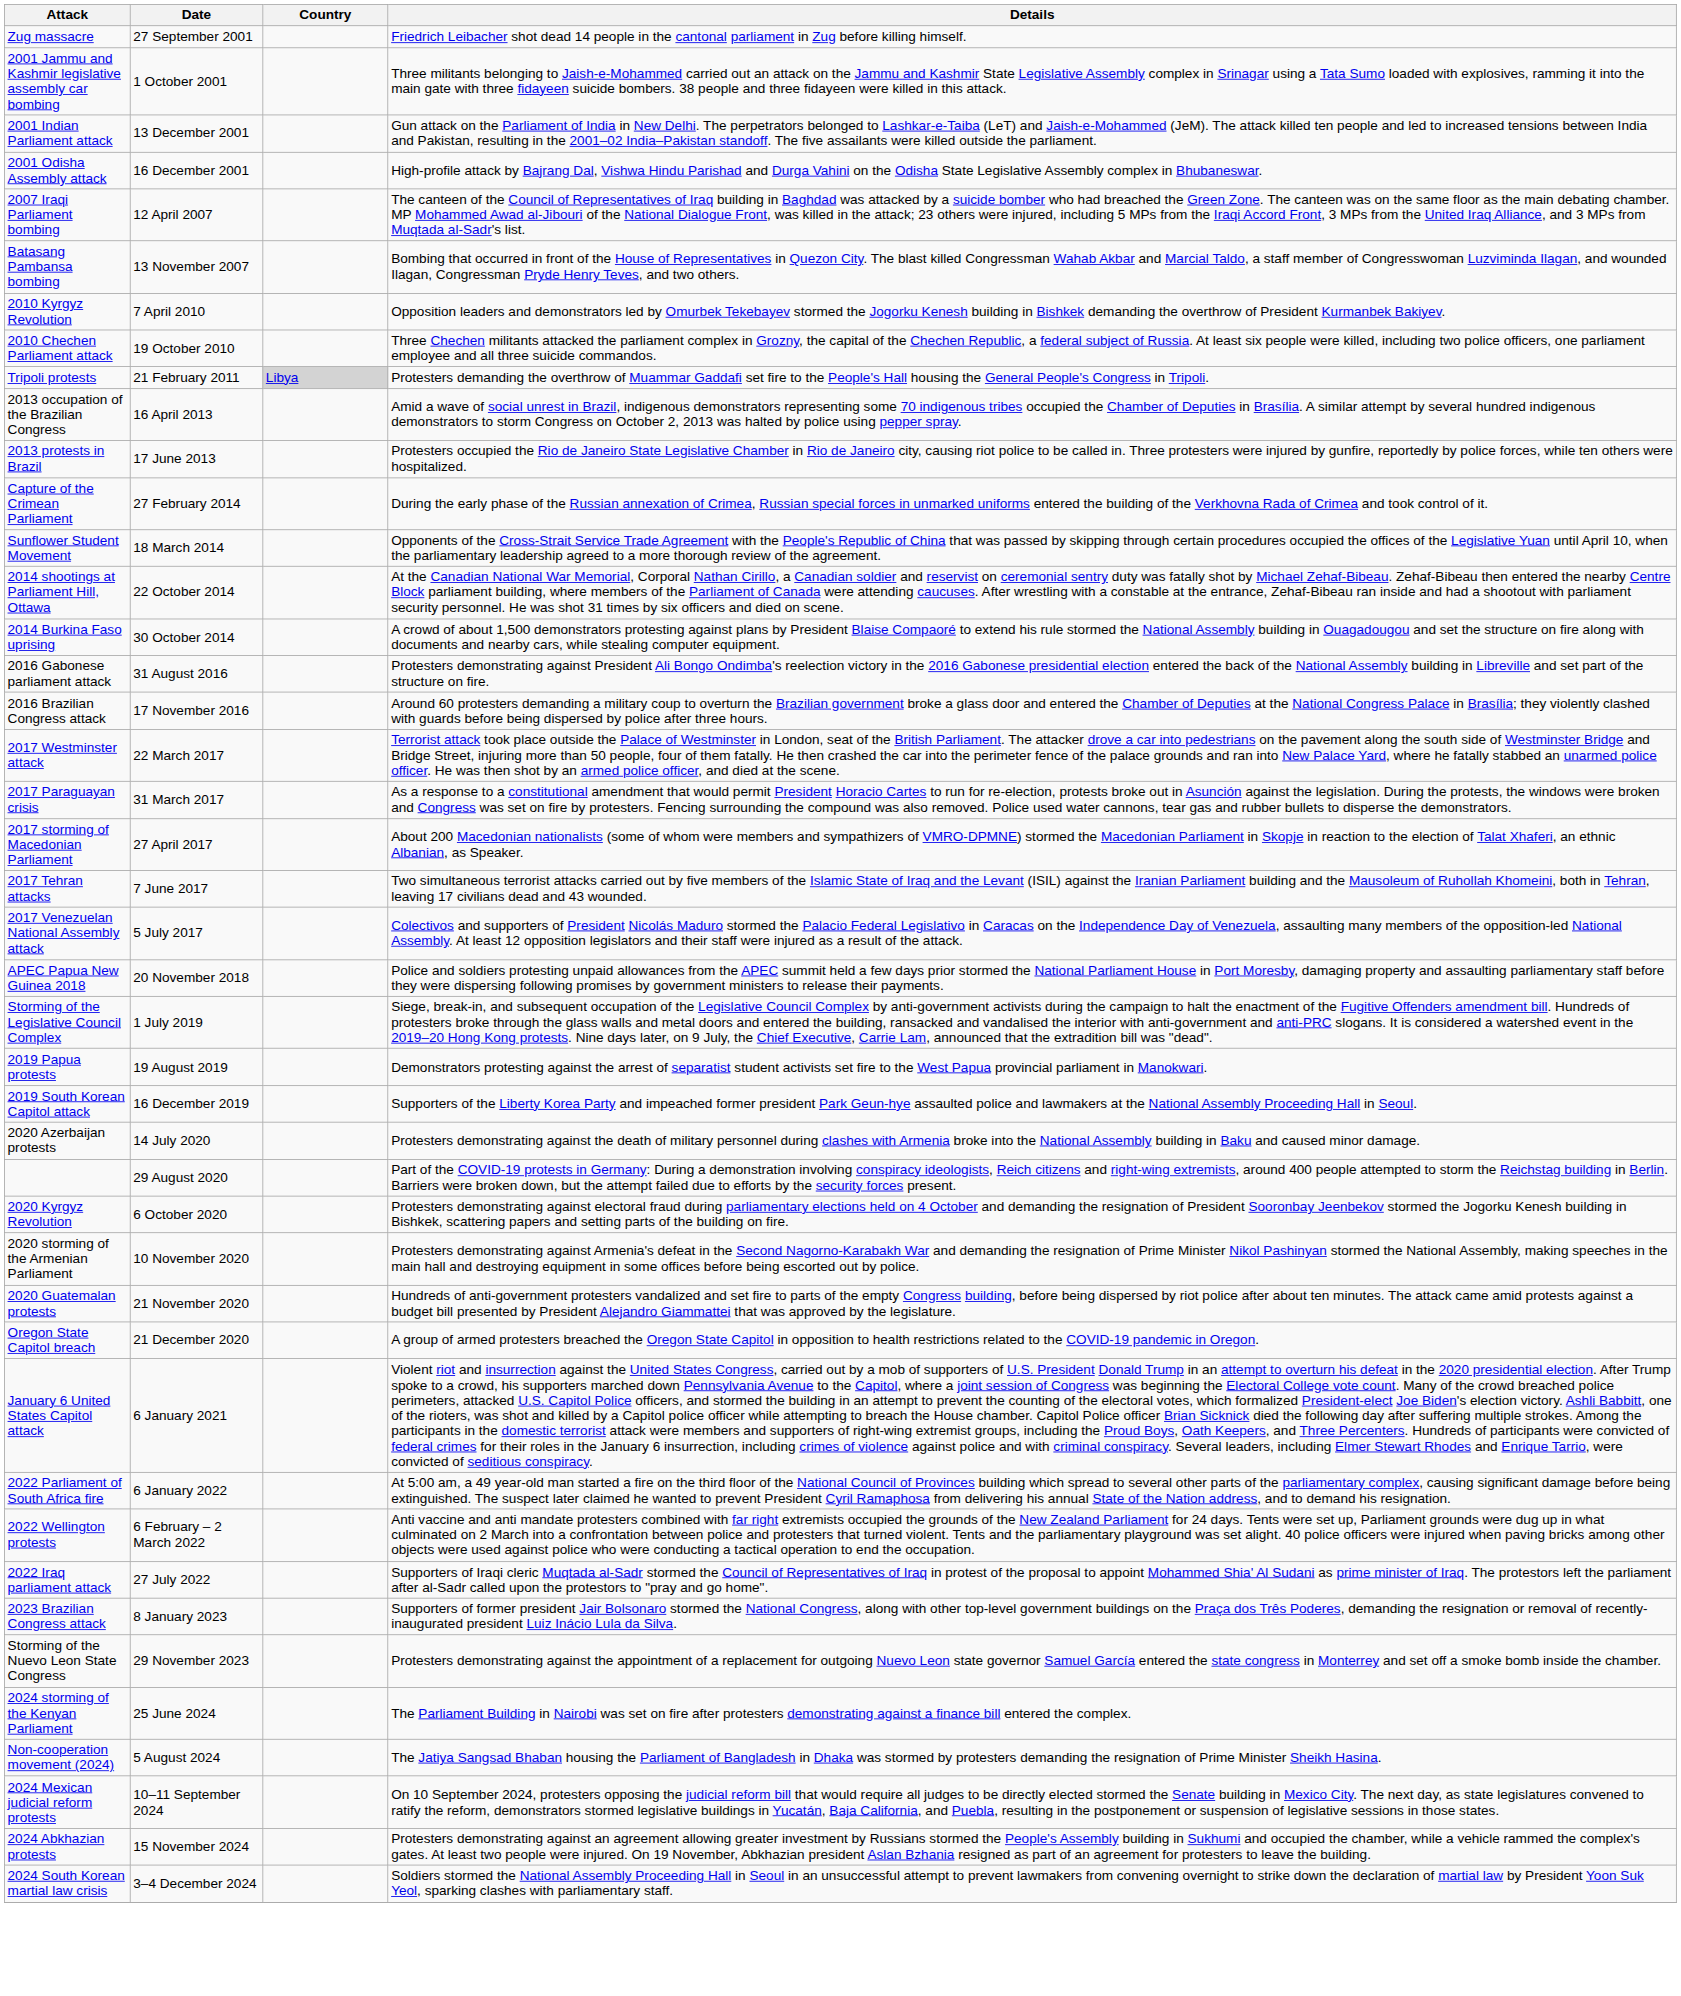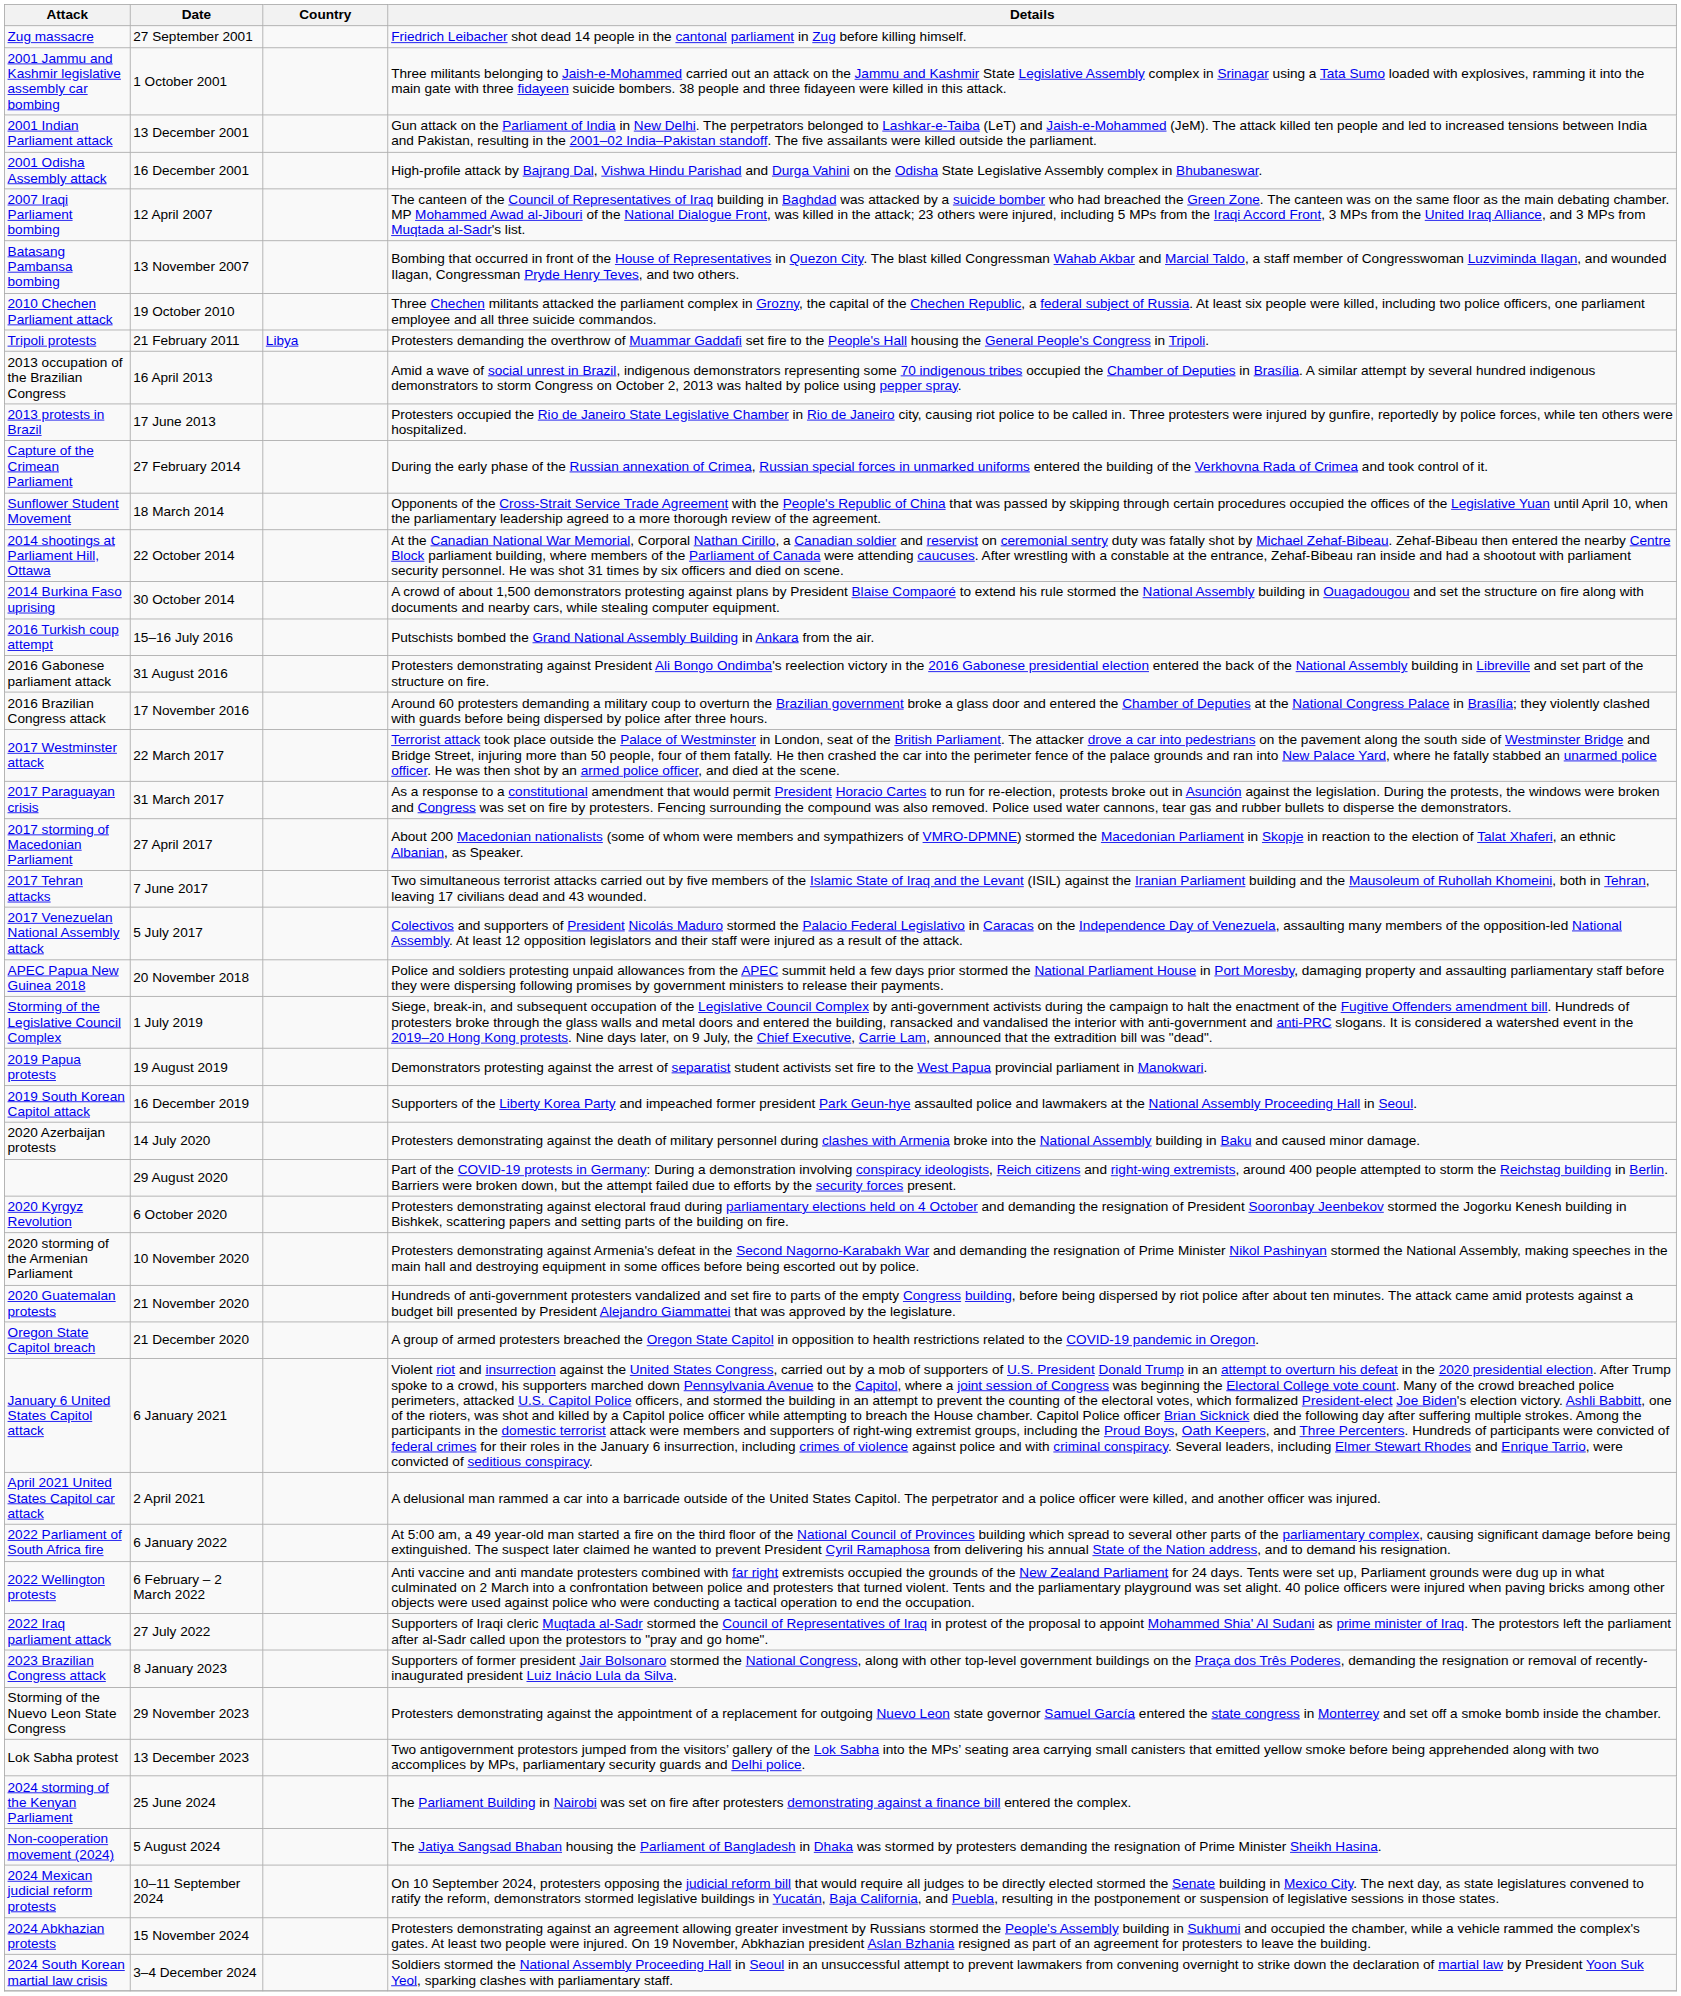- row: (45, 311)
(282, 377) lightgrey background -> (282, 340) no background
+ row: (63, 637)
+ row: (61, 1498)
+ row: (63, 1757)
